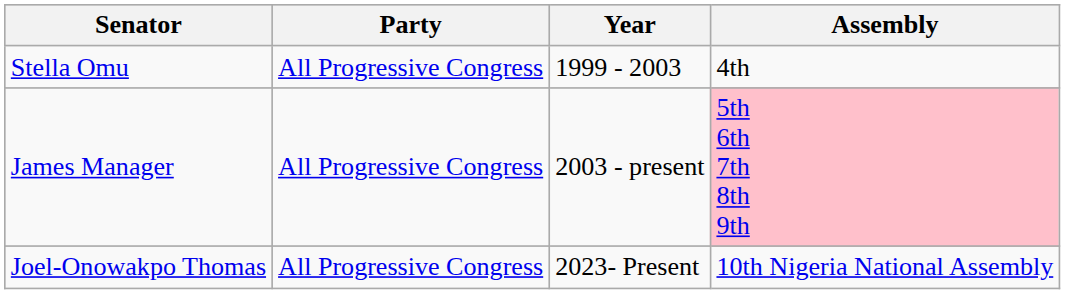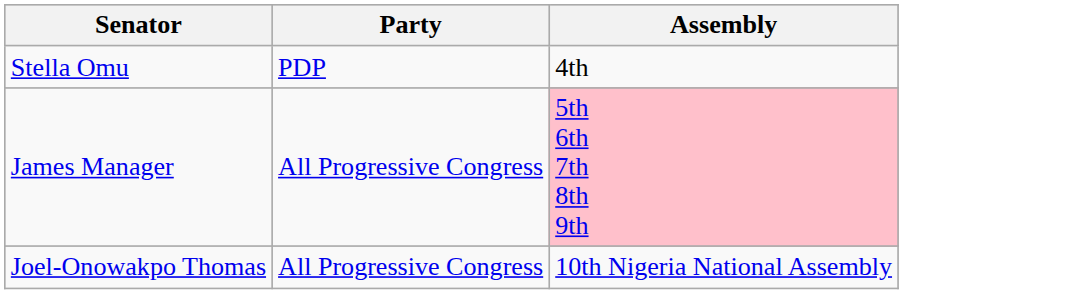- column: (630, 25)
(411, 66) All Progressive Congress -> (302, 66) PDP
